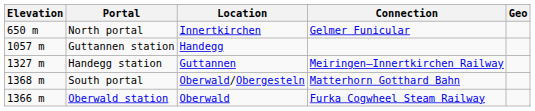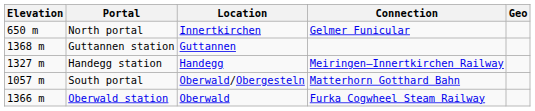(26, 47) 1057 m -> (26, 47) 1368 m
(202, 47) Handegg -> (208, 47) Guttannen
(208, 64) Guttannen -> (202, 64) Handegg
(26, 81) 1368 m -> (26, 81) 1057 m
